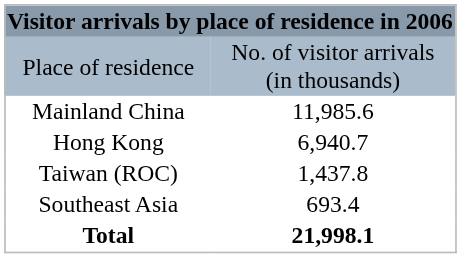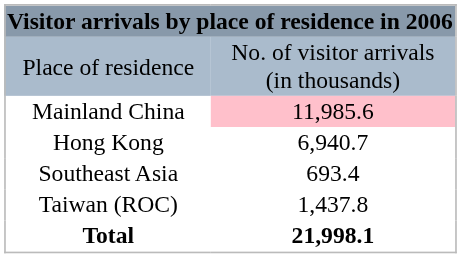(333, 111) no background -> (333, 111) pink background
rows swapped: (108, 173) <-> (108, 204)
